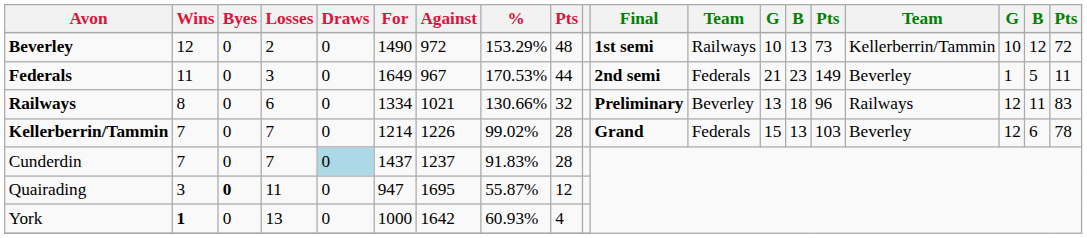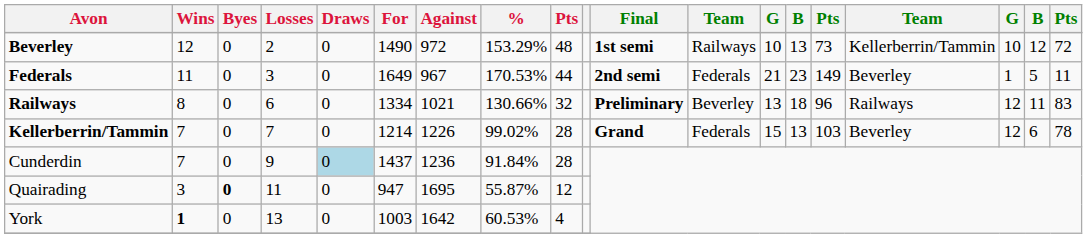(270, 160) 7 -> (270, 160) 9
(438, 160) 1237 -> (438, 160) 1236
(512, 160) 91.83% -> (512, 160) 91.84%
(395, 217) 1000 -> (395, 217) 1003
(512, 217) 60.93% -> (512, 217) 60.53%
